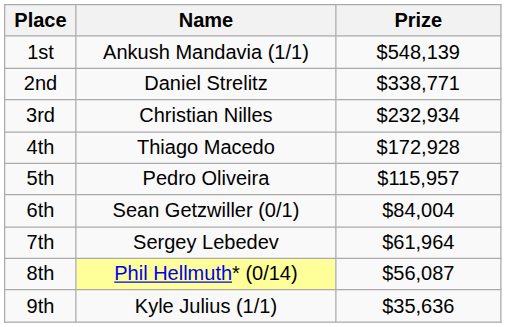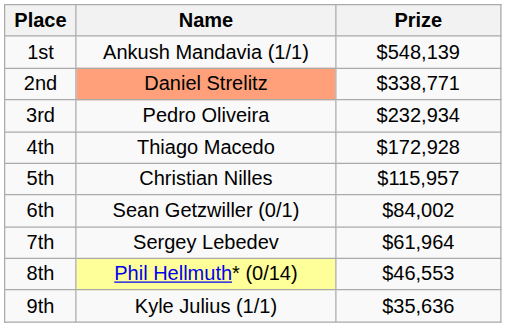(206, 83) no background -> (206, 83) lightsalmon background
(206, 115) Christian Nilles -> (206, 115) Pedro Oliveira
(206, 178) Pedro Oliveira -> (206, 178) Christian Nilles
(418, 210) $84,004 -> (418, 210) $84,002
(418, 274) $56,087 -> (418, 274) $46,553
